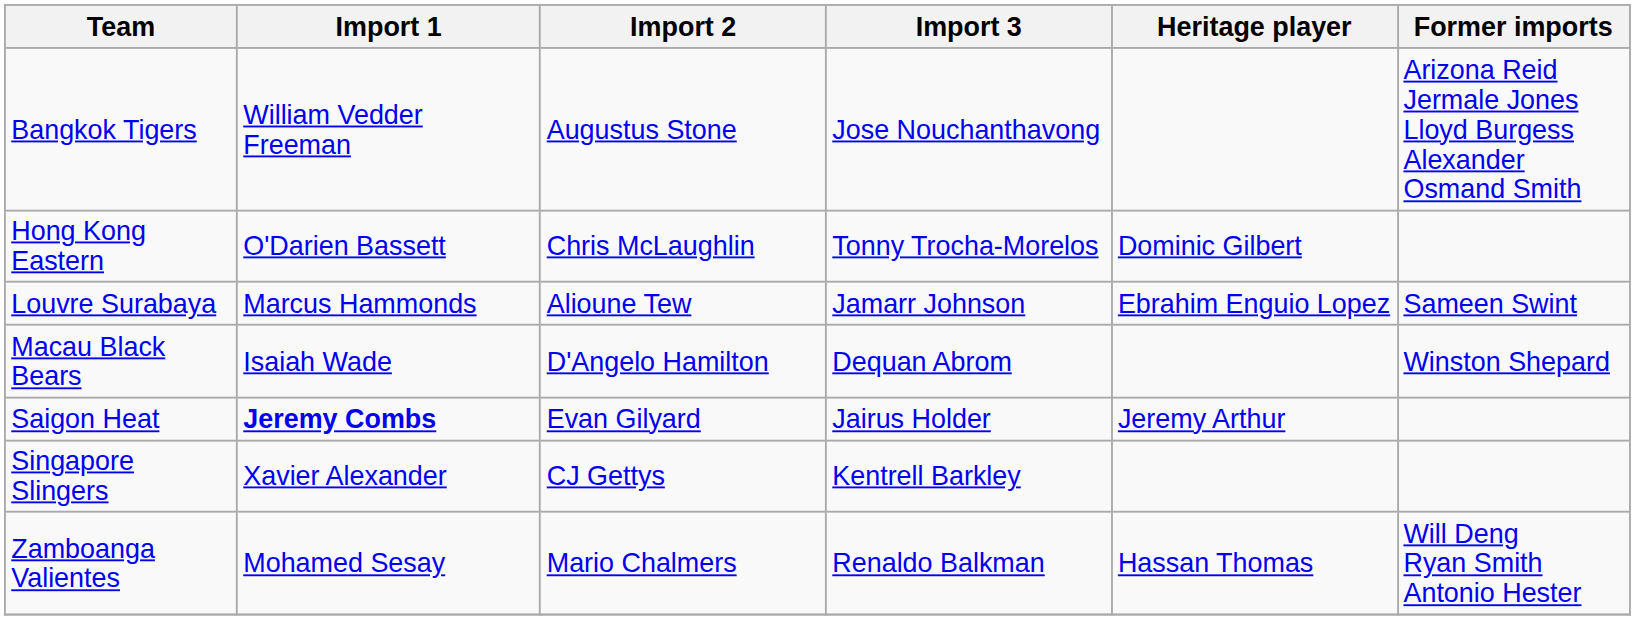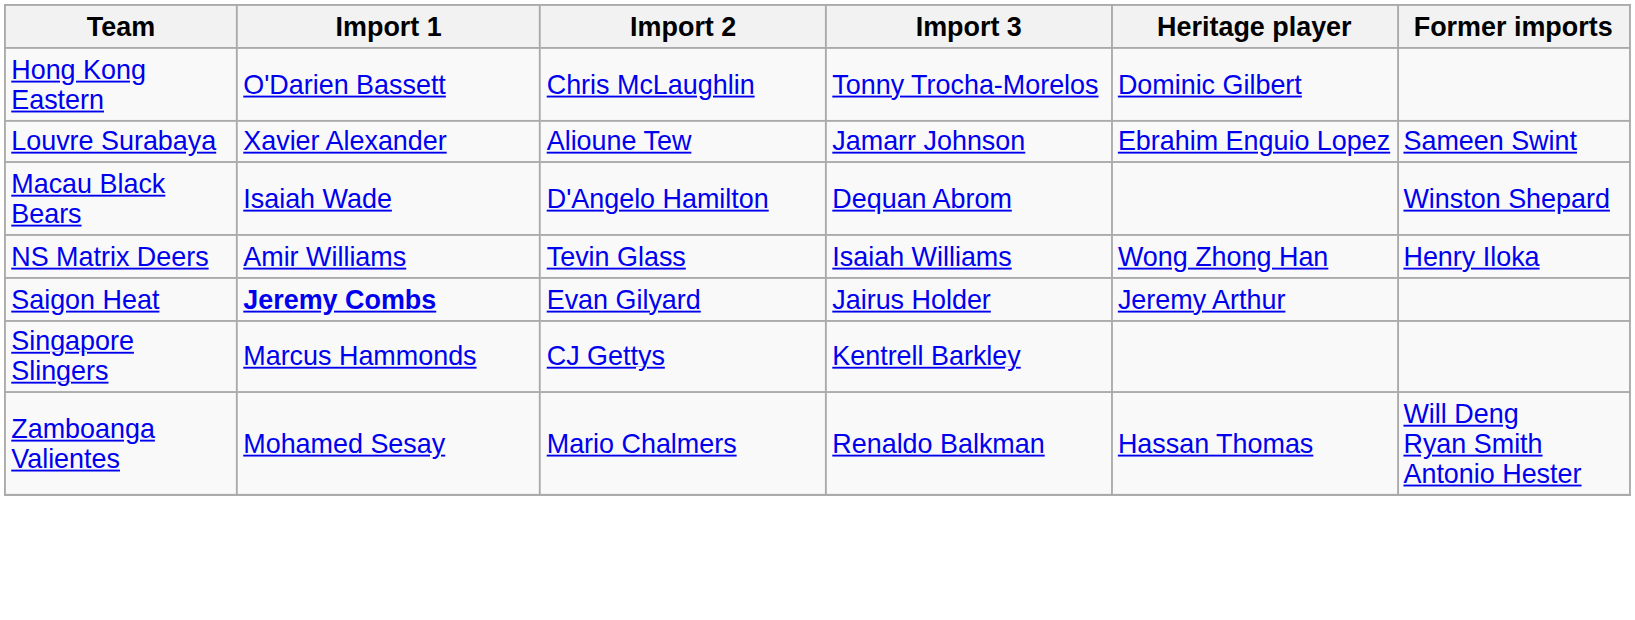- row: (104, 129)
(360, 304) Marcus Hammonds -> (345, 142) Xavier Alexander
+ row: (110, 257)
(345, 476) Xavier Alexander -> (360, 357) Marcus Hammonds
